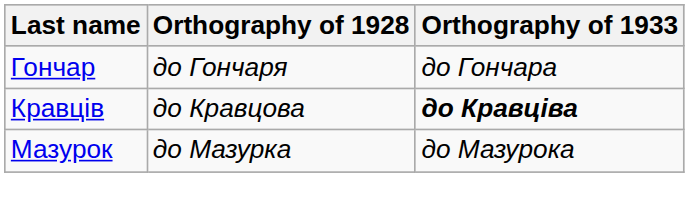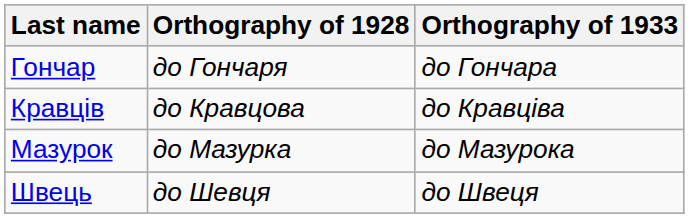(500, 108) bold -> (493, 108) normal
+ row: (51, 191)
